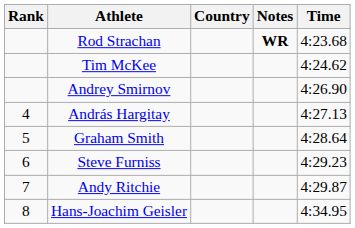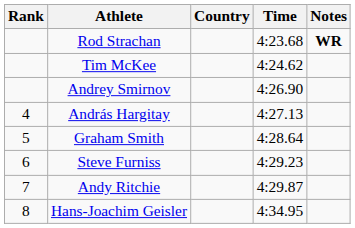columns swapped: (324, 16) <-> (275, 16)
